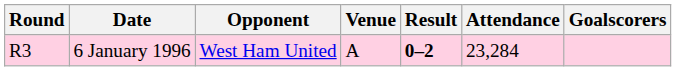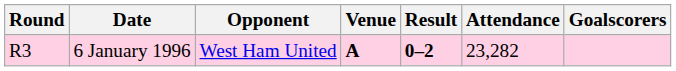(352, 50) normal -> (352, 50) bold
(492, 50) 23,284 -> (492, 50) 23,282
